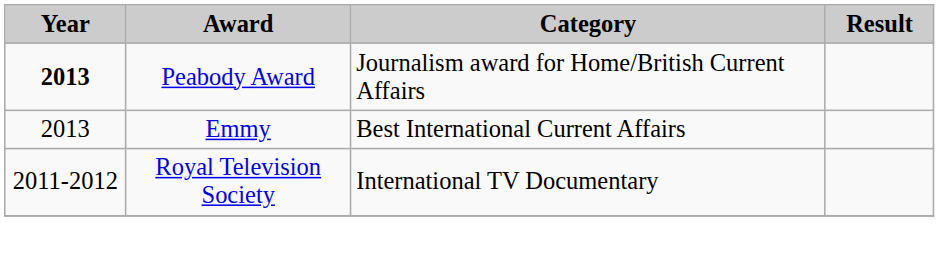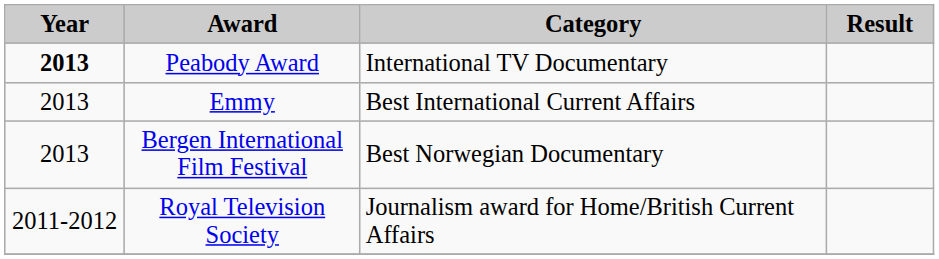(570, 76) Journalism award for Home/British Current Affairs -> (517, 62) International TV Documentary
+ row: (242, 154)
(507, 181) International TV Documentary -> (580, 220) Journalism award for Home/British Current Affairs
